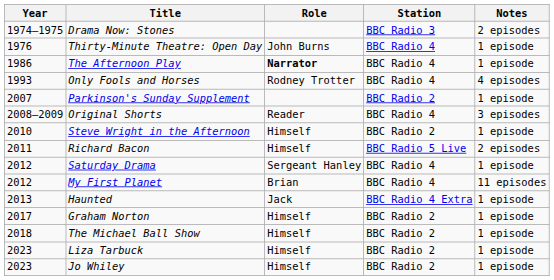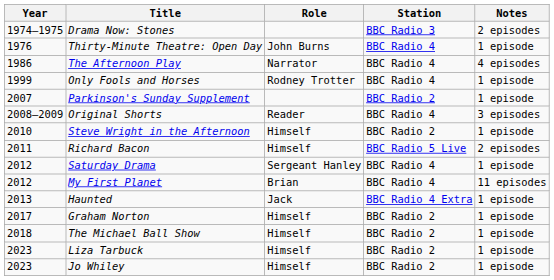(292, 64) bold -> (292, 64) normal
(506, 64) 1 episode -> (509, 64) 4 episodes
(19, 81) 1993 -> (19, 81) 1999
(509, 81) 4 episodes -> (506, 81) 1 episode
